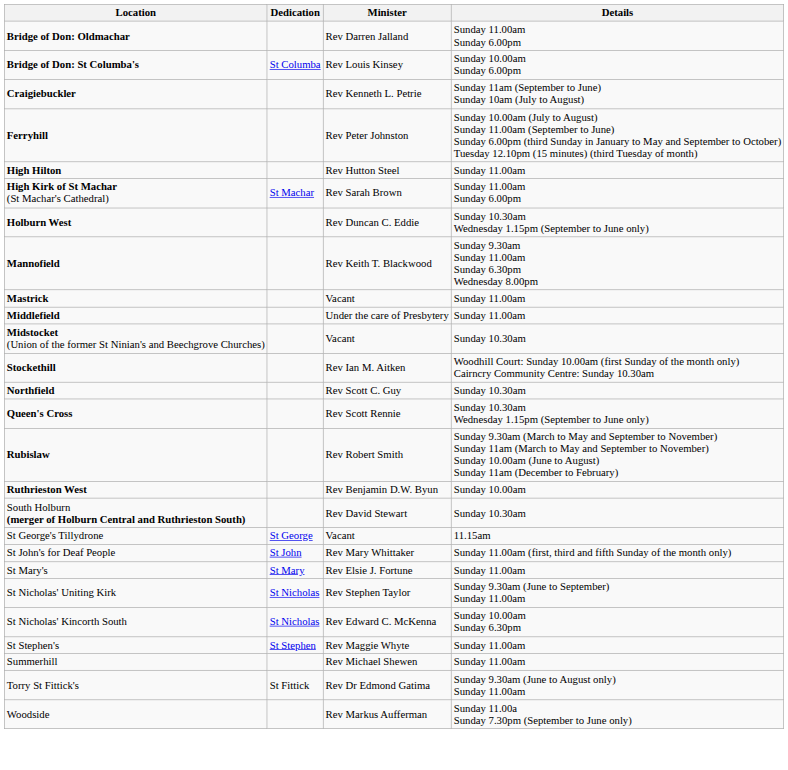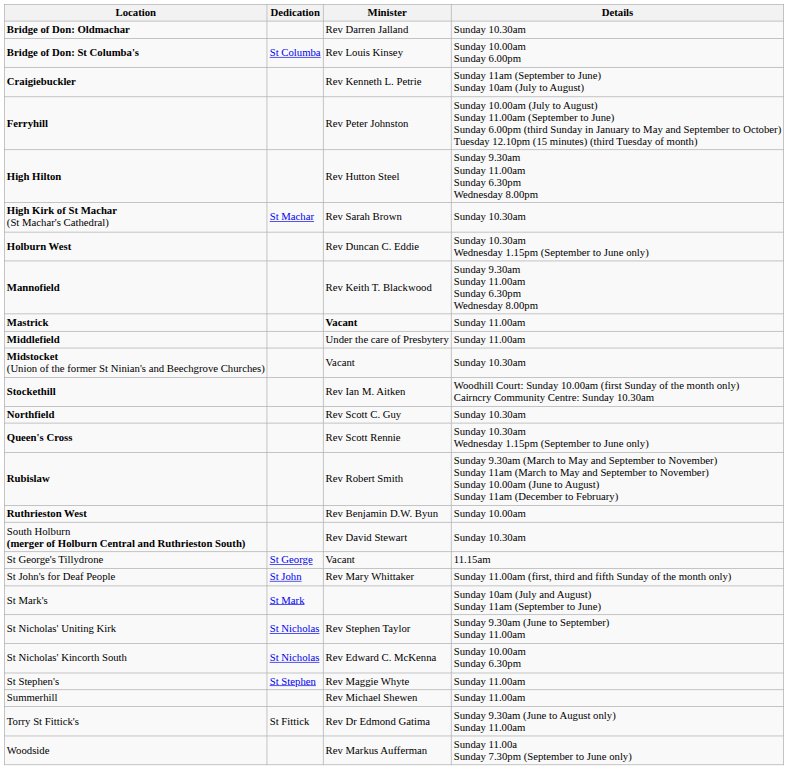(490, 36) Sunday 11.00am Sunday 6.00pm -> (490, 30) Sunday 10.30am
(490, 170) Sunday 11.00am -> (496, 176) Sunday 9.30am Sunday 11.00am Sunday 6.30pm Wednesday 8.00pm
(490, 193) Sunday 11.00am Sunday 6.00pm -> (490, 217) Sunday 10.30am
(340, 298) normal -> (341, 322) bold
+ row: (27, 600)
- row: (27, 570)
